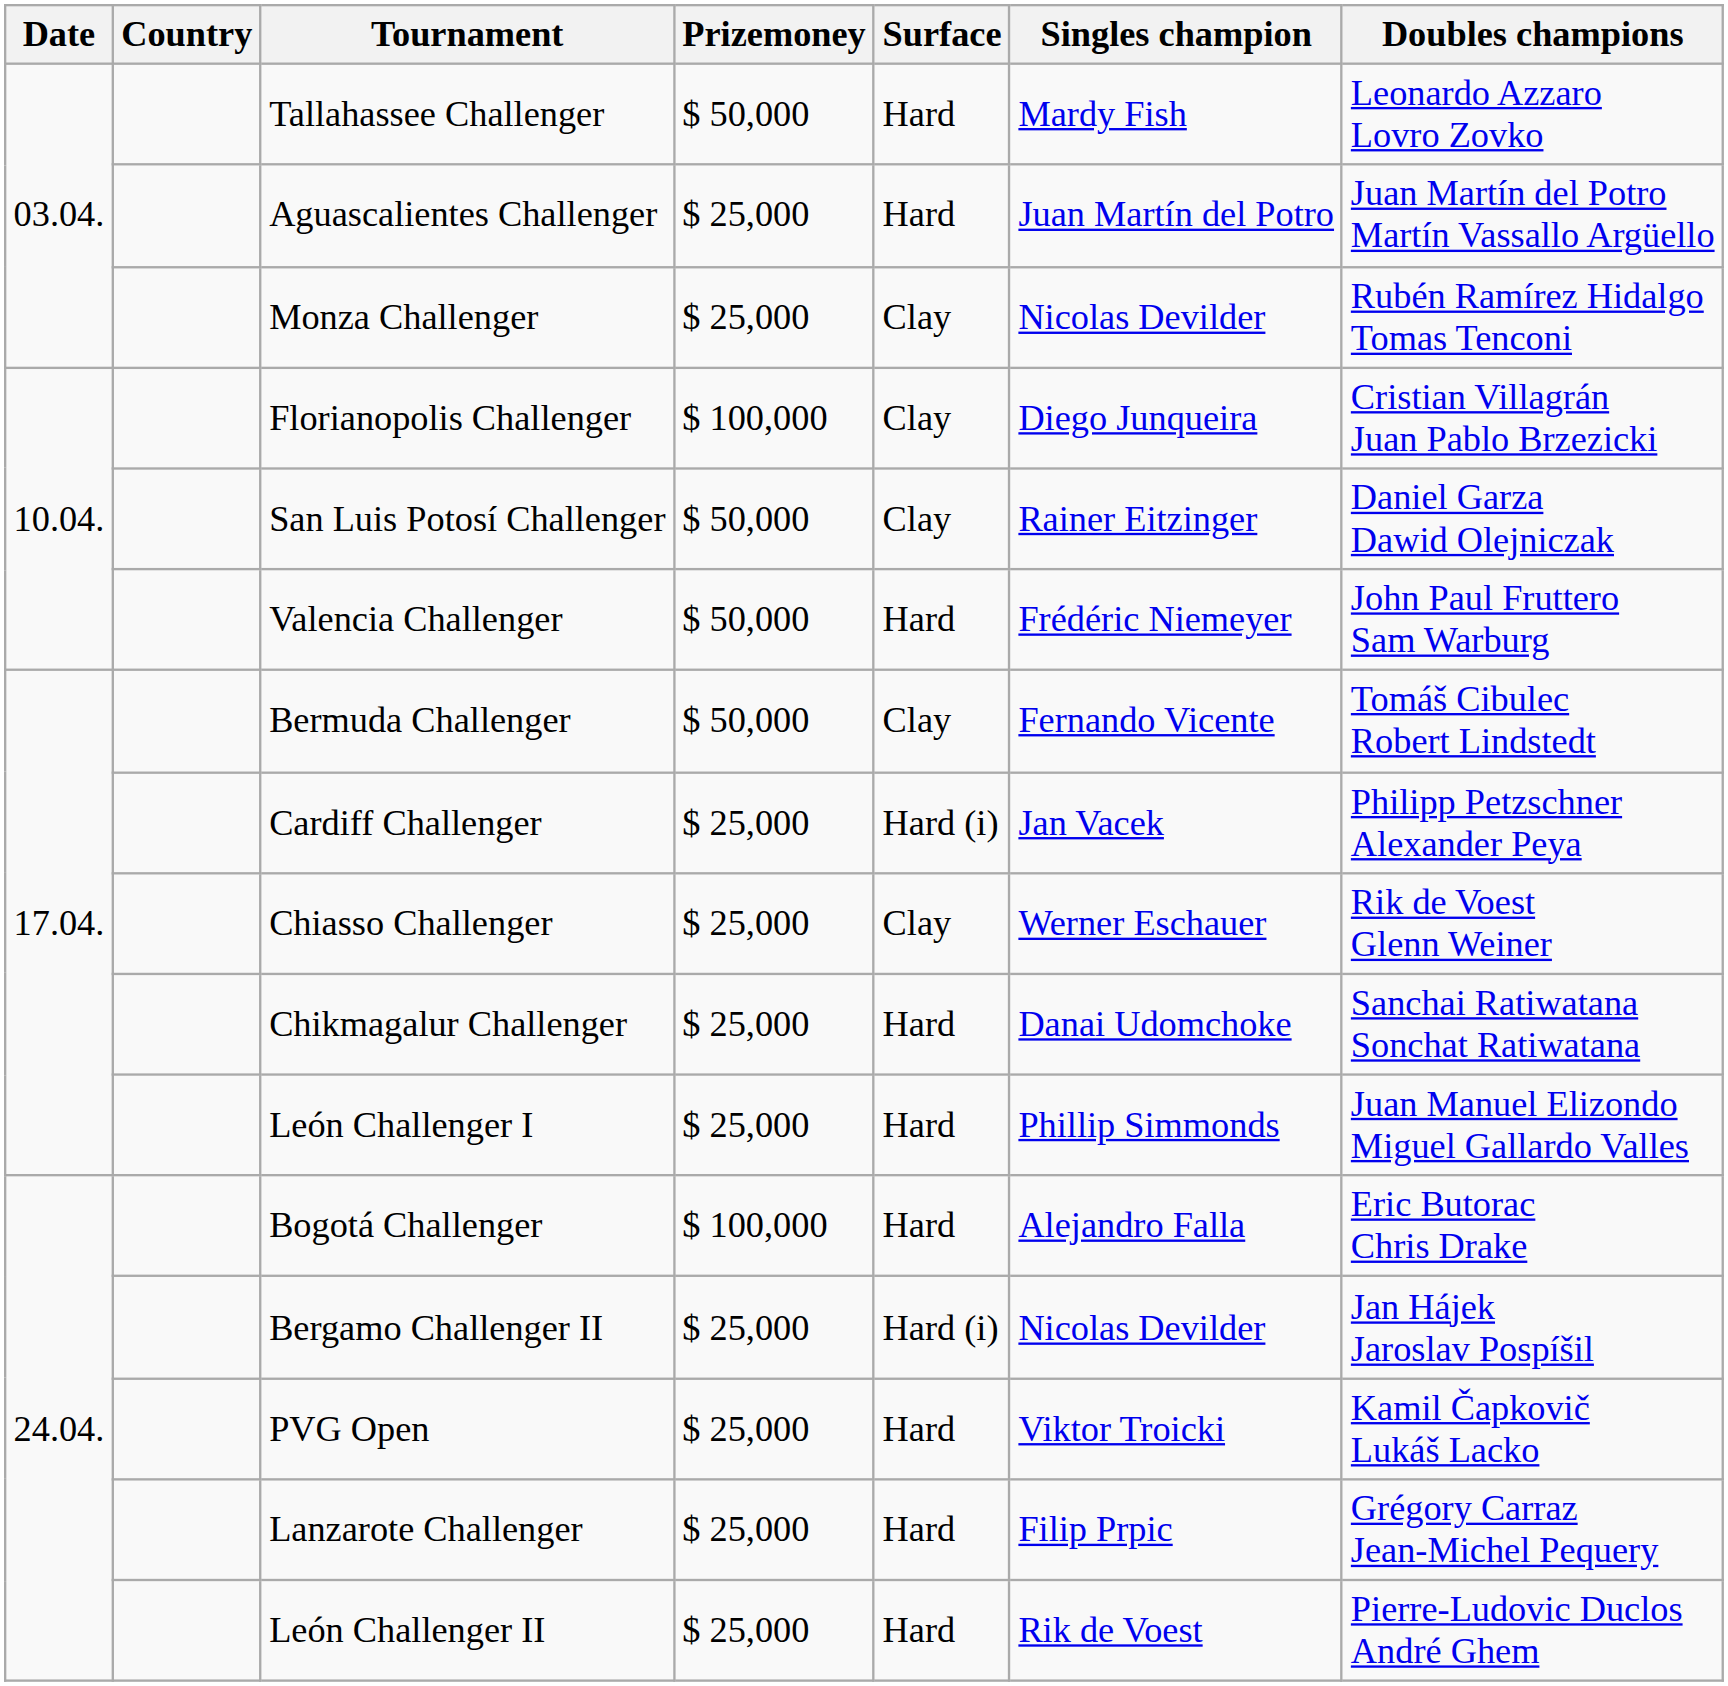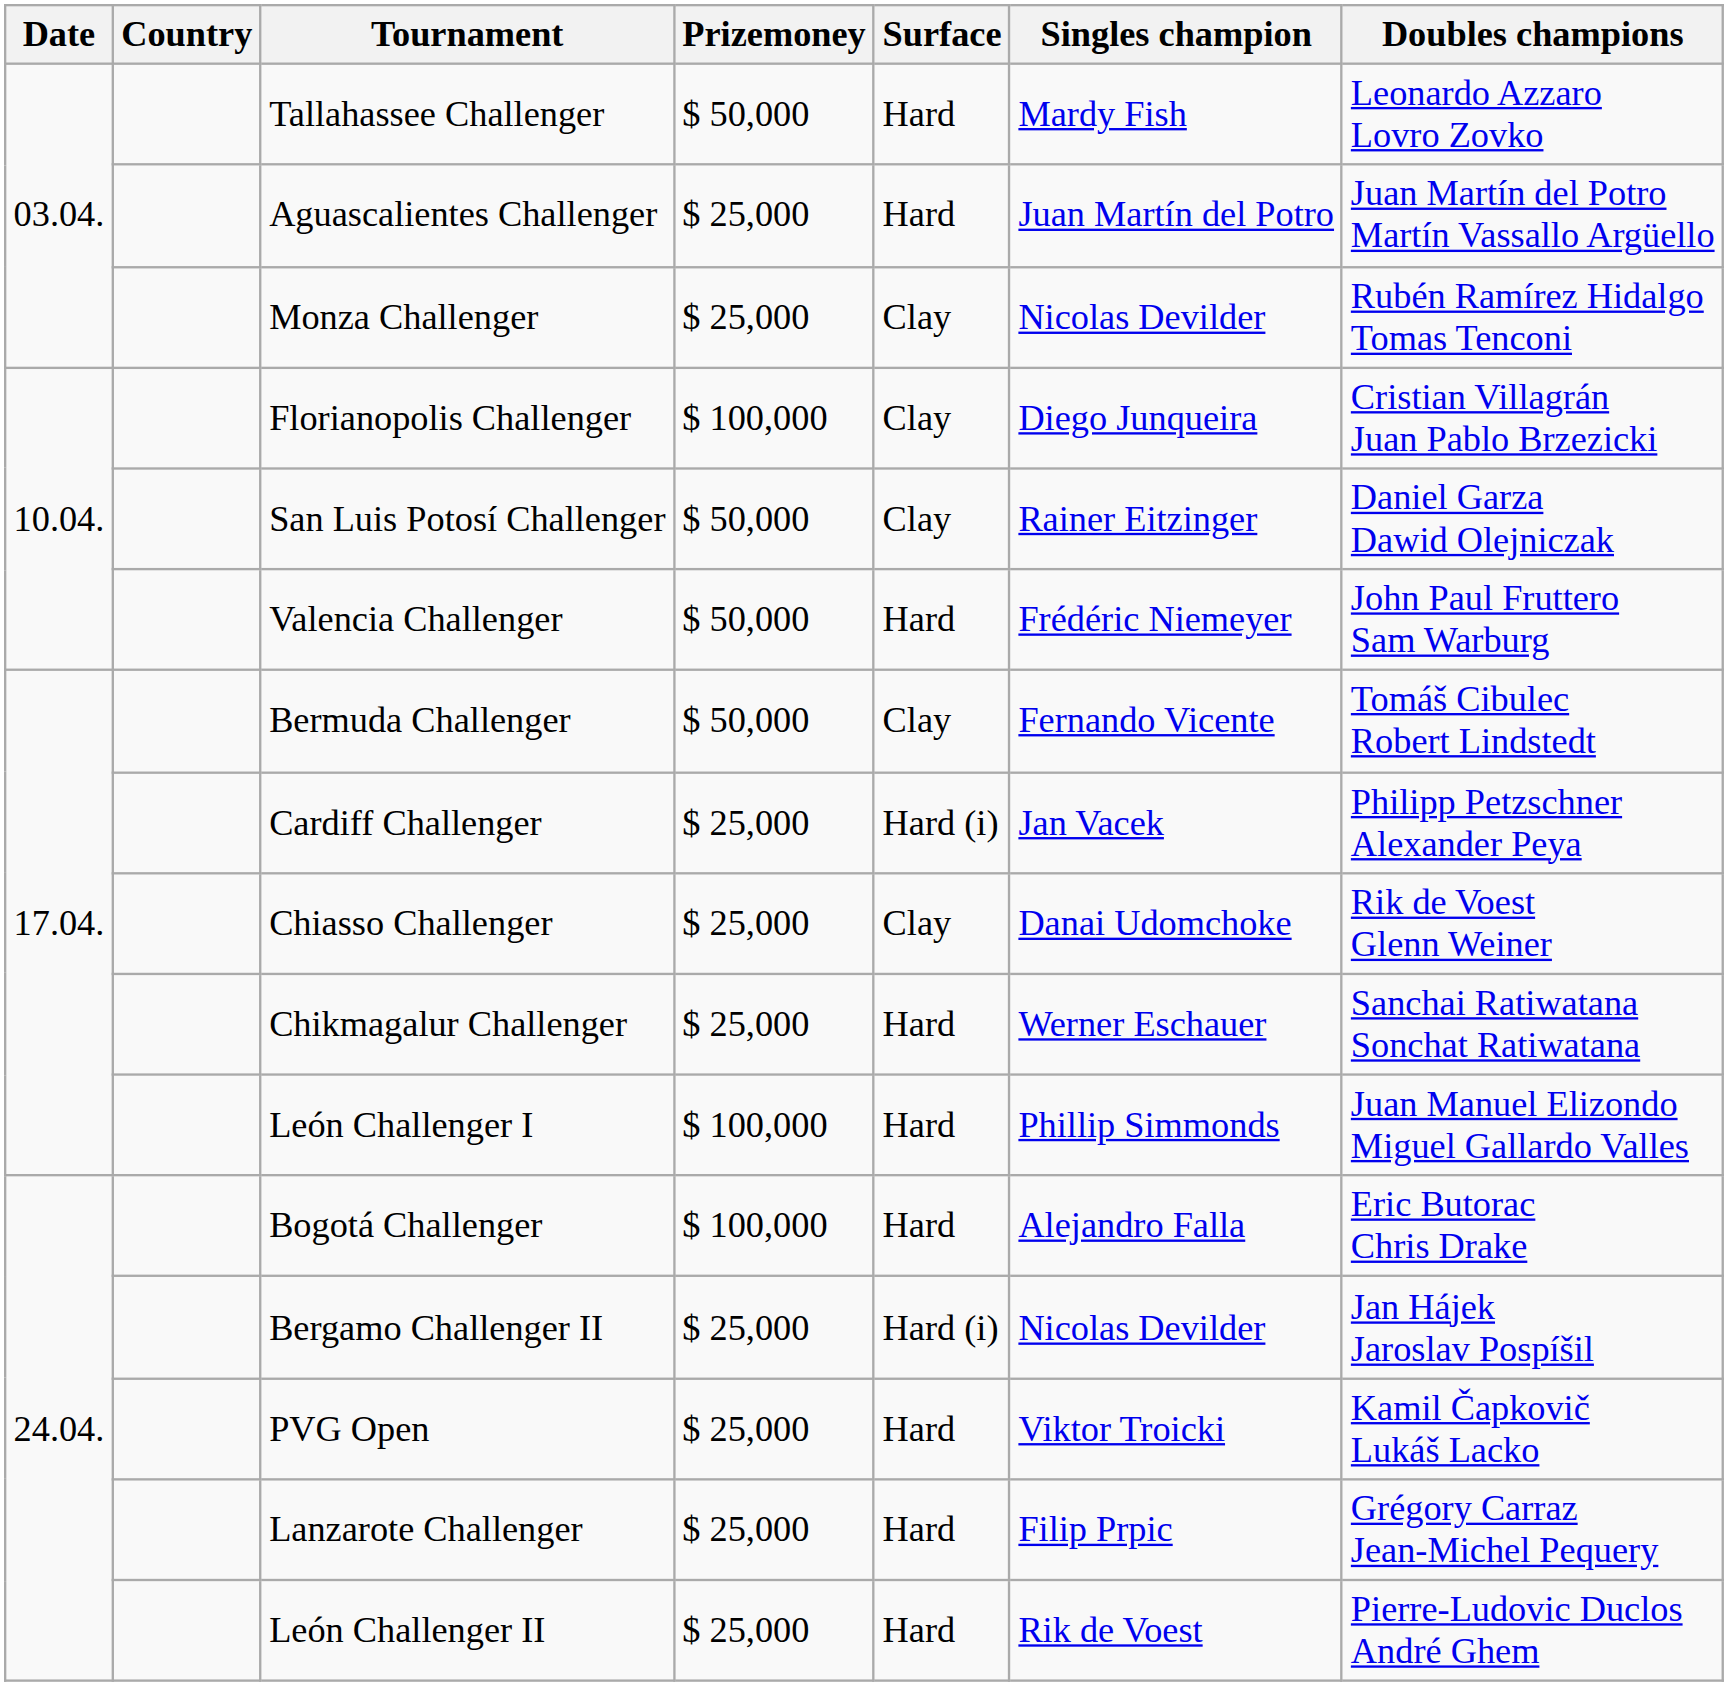(1142, 921) Werner Eschauer -> (1155, 921) Danai Udomchoke
(1155, 1023) Danai Udomchoke -> (1142, 1023) Werner Eschauer
(746, 1124) $ 25,000 -> (755, 1124) $ 100,000
